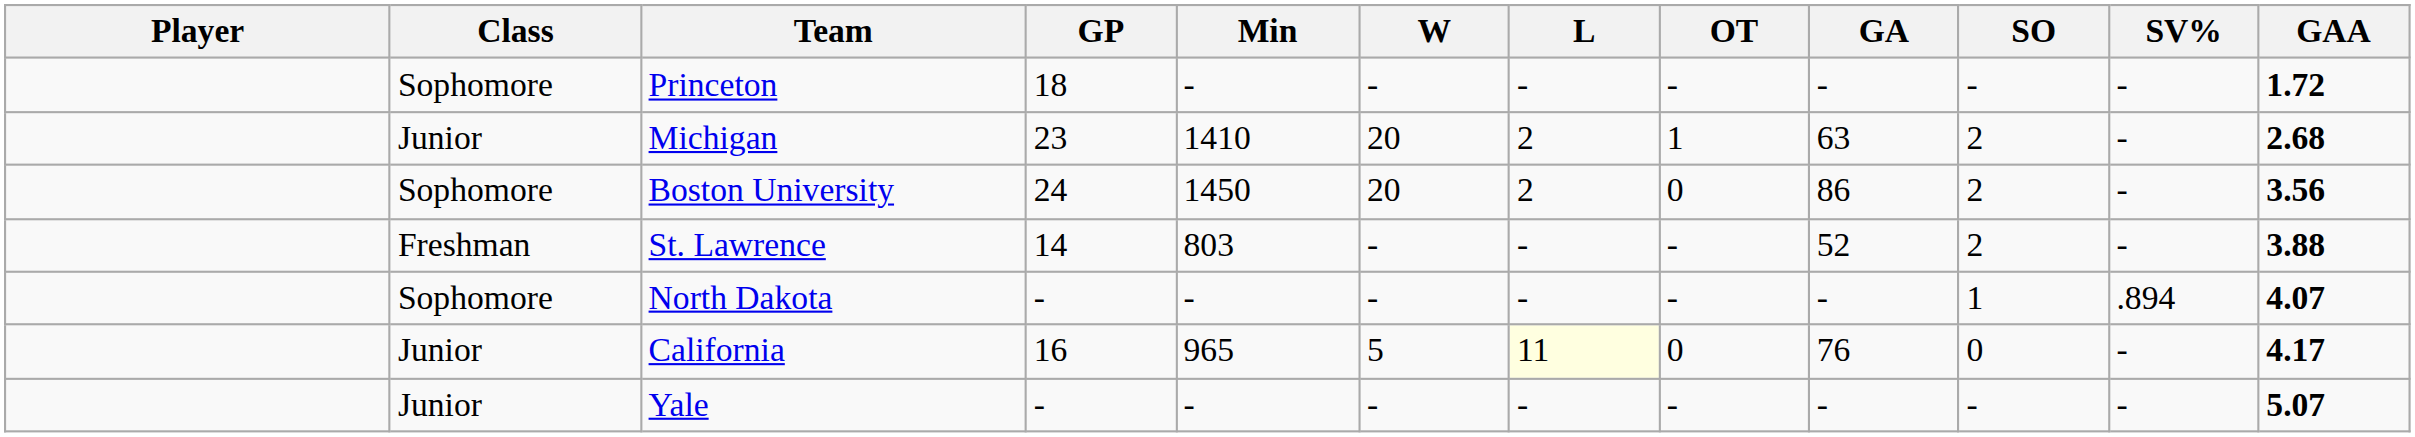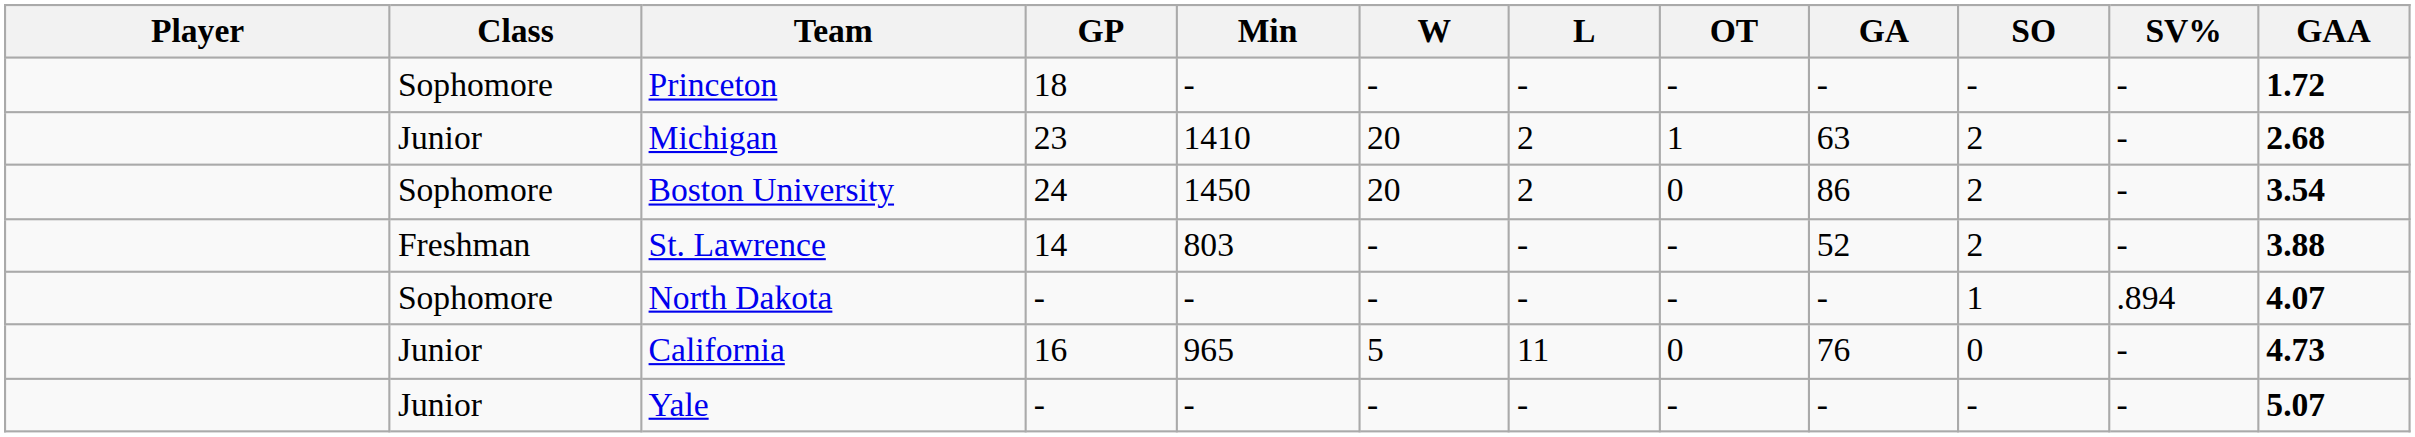(2296, 191) 3.56 -> (2296, 191) 3.54
(1533, 350) lightyellow background -> (1533, 350) no background
(2296, 350) 4.17 -> (2296, 350) 4.73
